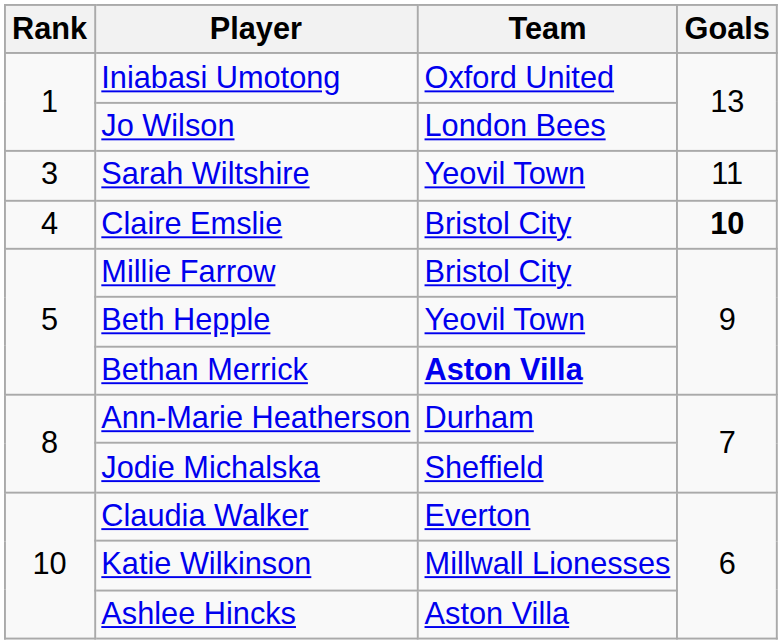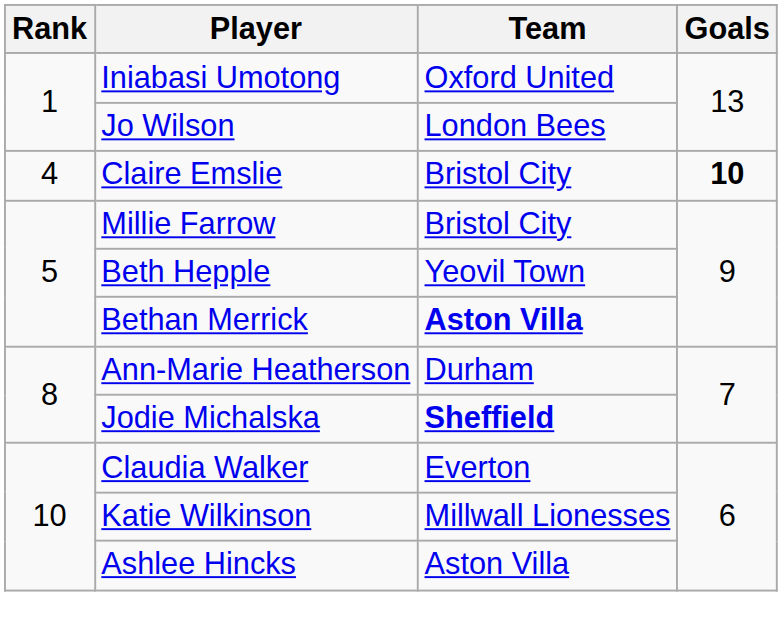- row: (205, 175)
(484, 467) normal -> (489, 418) bold
